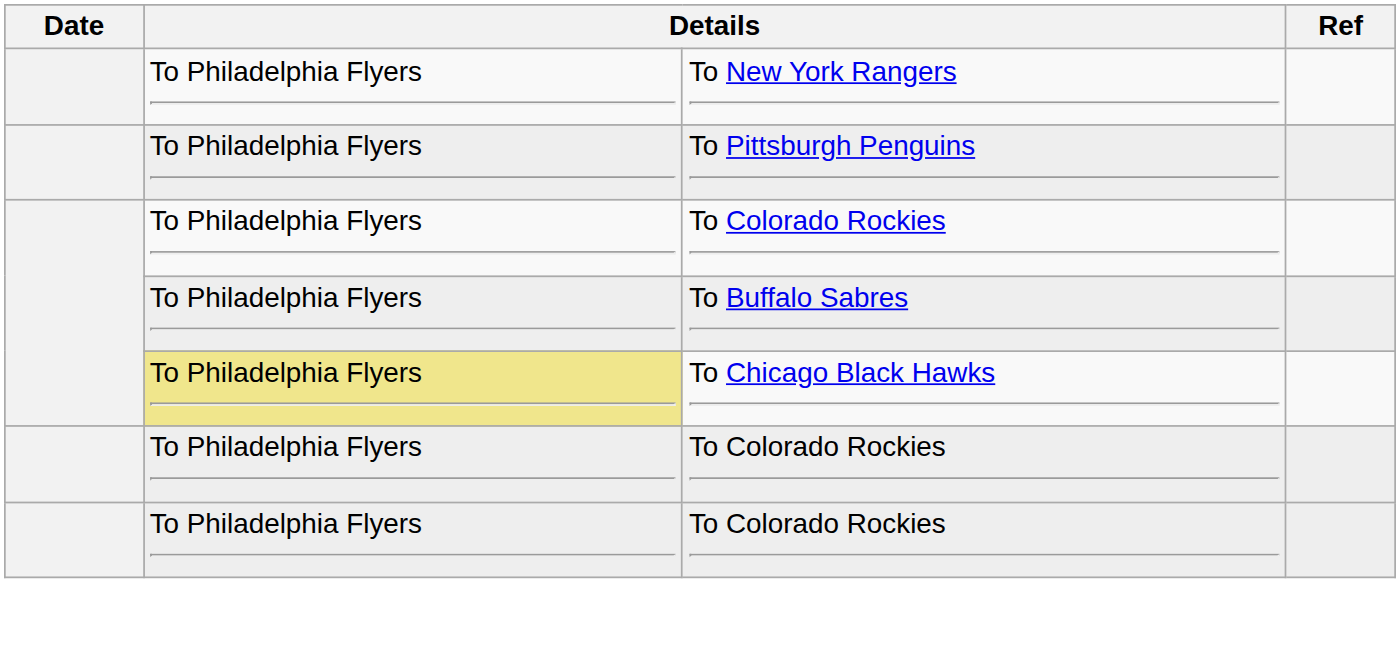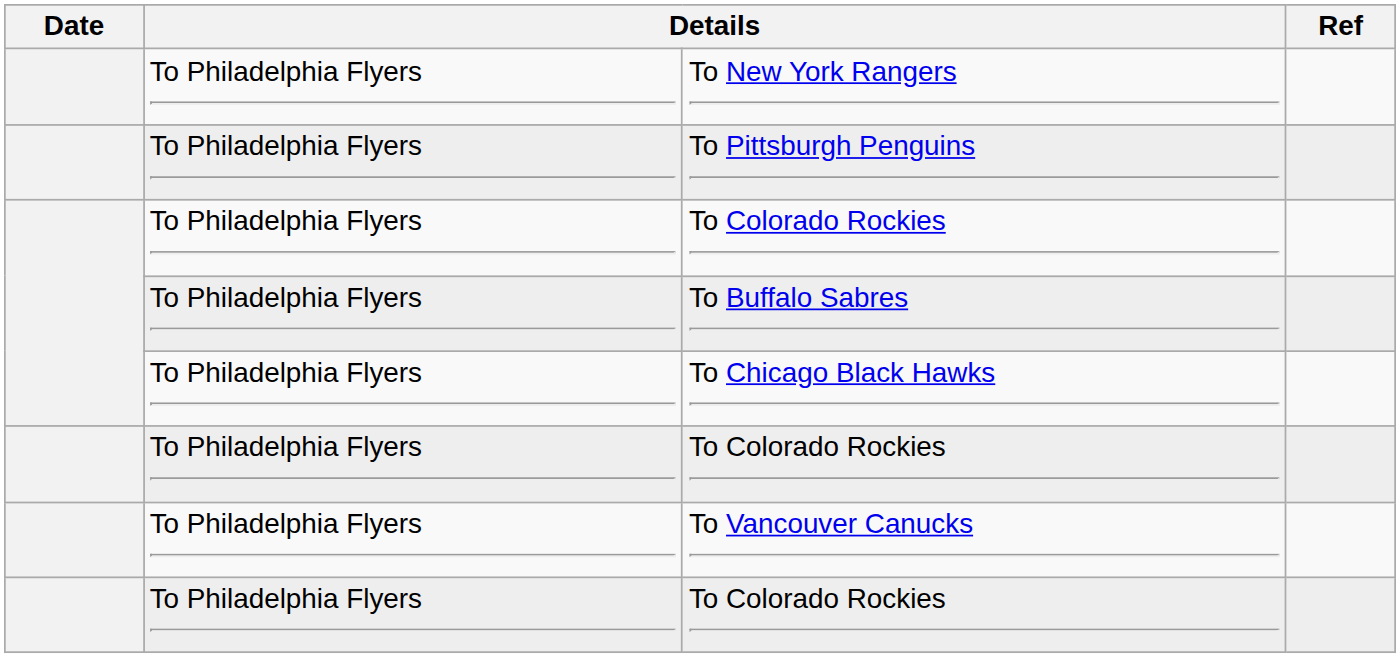(413, 382) khaki background -> (413, 382) no background
+ row: (74, 540)
